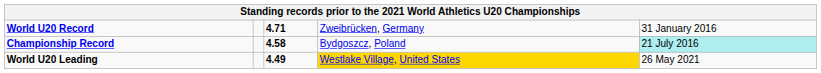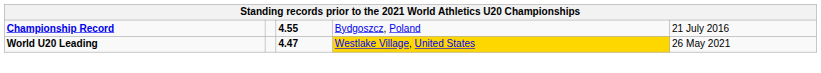- row: (50, 28)
(276, 44) 4.58 -> (288, 28) 4.55
(670, 44) paleturquoise background -> (701, 28) no background
(276, 60) 4.49 -> (288, 44) 4.47
